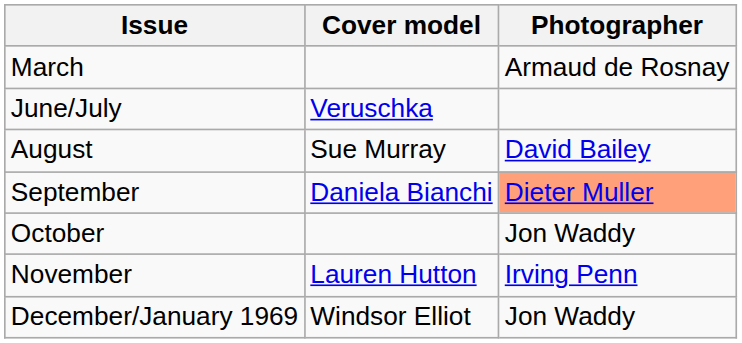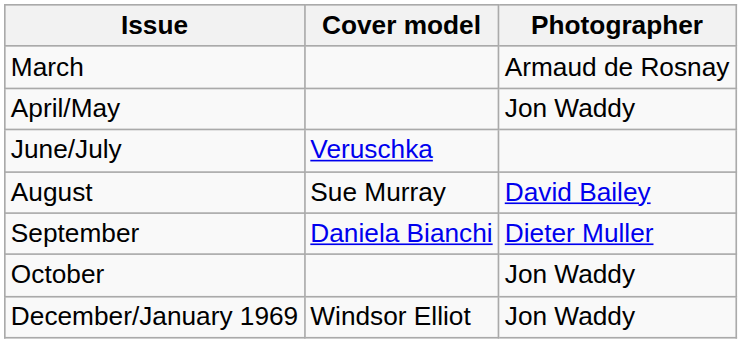+ row: (66, 108)
(579, 191) lightsalmon background -> (579, 233) no background
- row: (71, 274)
